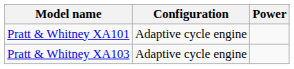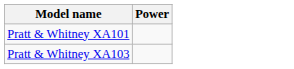- column: (191, 14)
